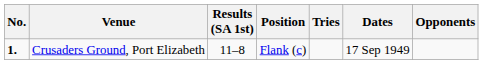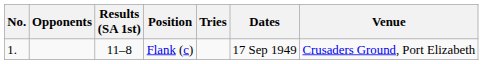columns swapped: (445, 21) <-> (118, 21)
(12, 49) bold -> (12, 49) normal
